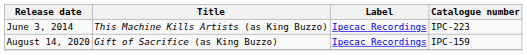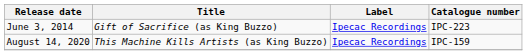(211, 27) This Machine Kills Artists (as King Buzzo) -> (186, 27) Gift of Sacrifice (as King Buzzo)
(186, 42) Gift of Sacrifice (as King Buzzo) -> (211, 42) This Machine Kills Artists (as King Buzzo)
